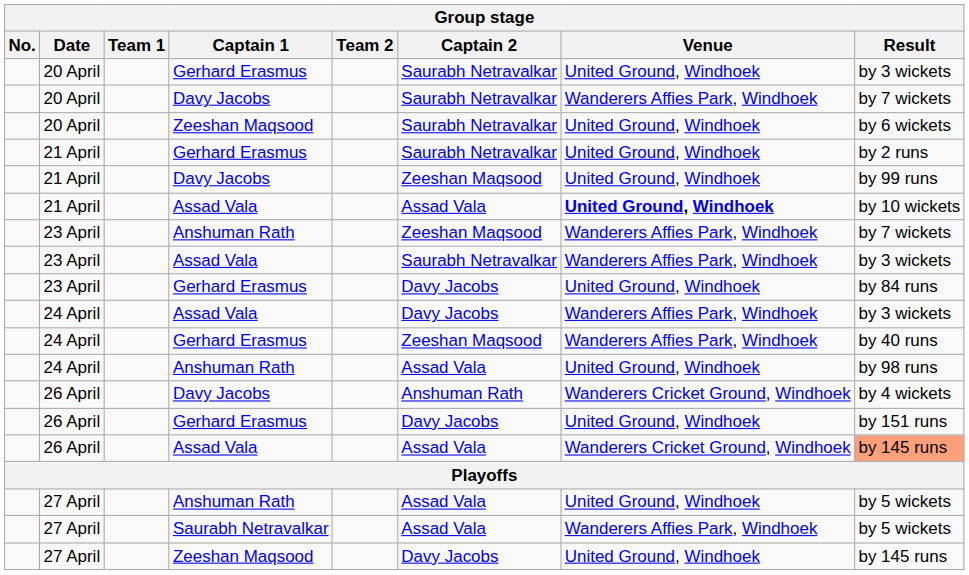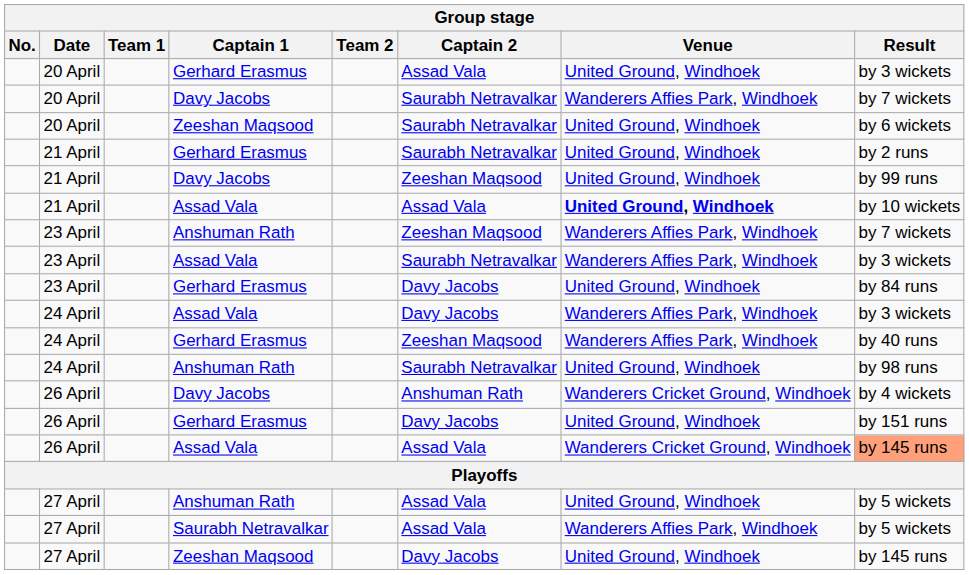(479, 71) Saurabh Netravalkar -> (444, 71) Assad Vala
(444, 367) Assad Vala -> (479, 367) Saurabh Netravalkar
